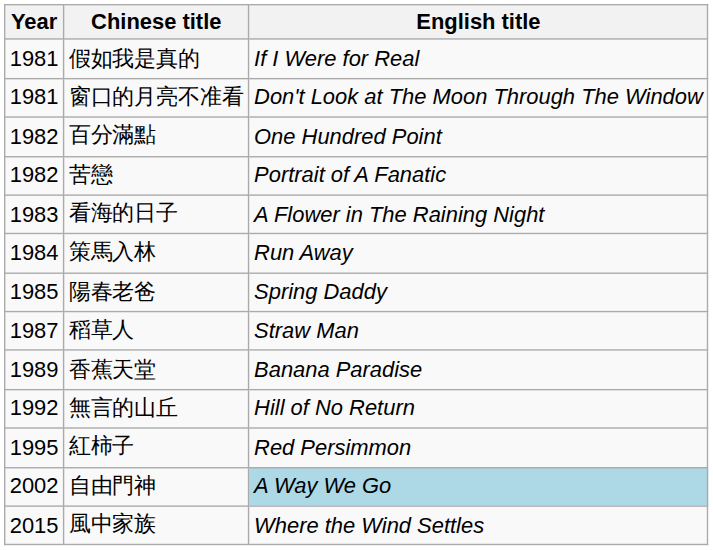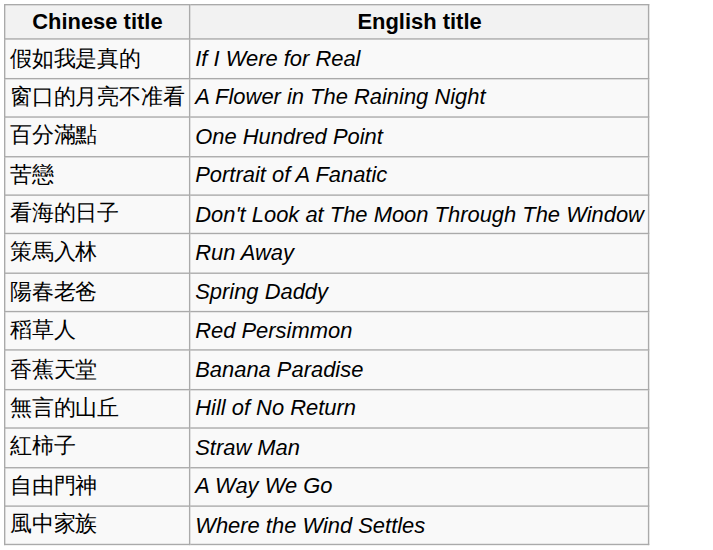- column: (34, 21)
(478, 97) Don't Look at The Moon Through The Window -> (340, 97) A Flower in The Raining Night
(399, 214) A Flower in The Raining Night -> (420, 214) Don't Look at The Moon Through The Window
(306, 330) Straw Man -> (274, 330) Red Persimmon
(333, 447) Red Persimmon -> (248, 447) Straw Man
(323, 486) lightblue background -> (264, 486) no background
